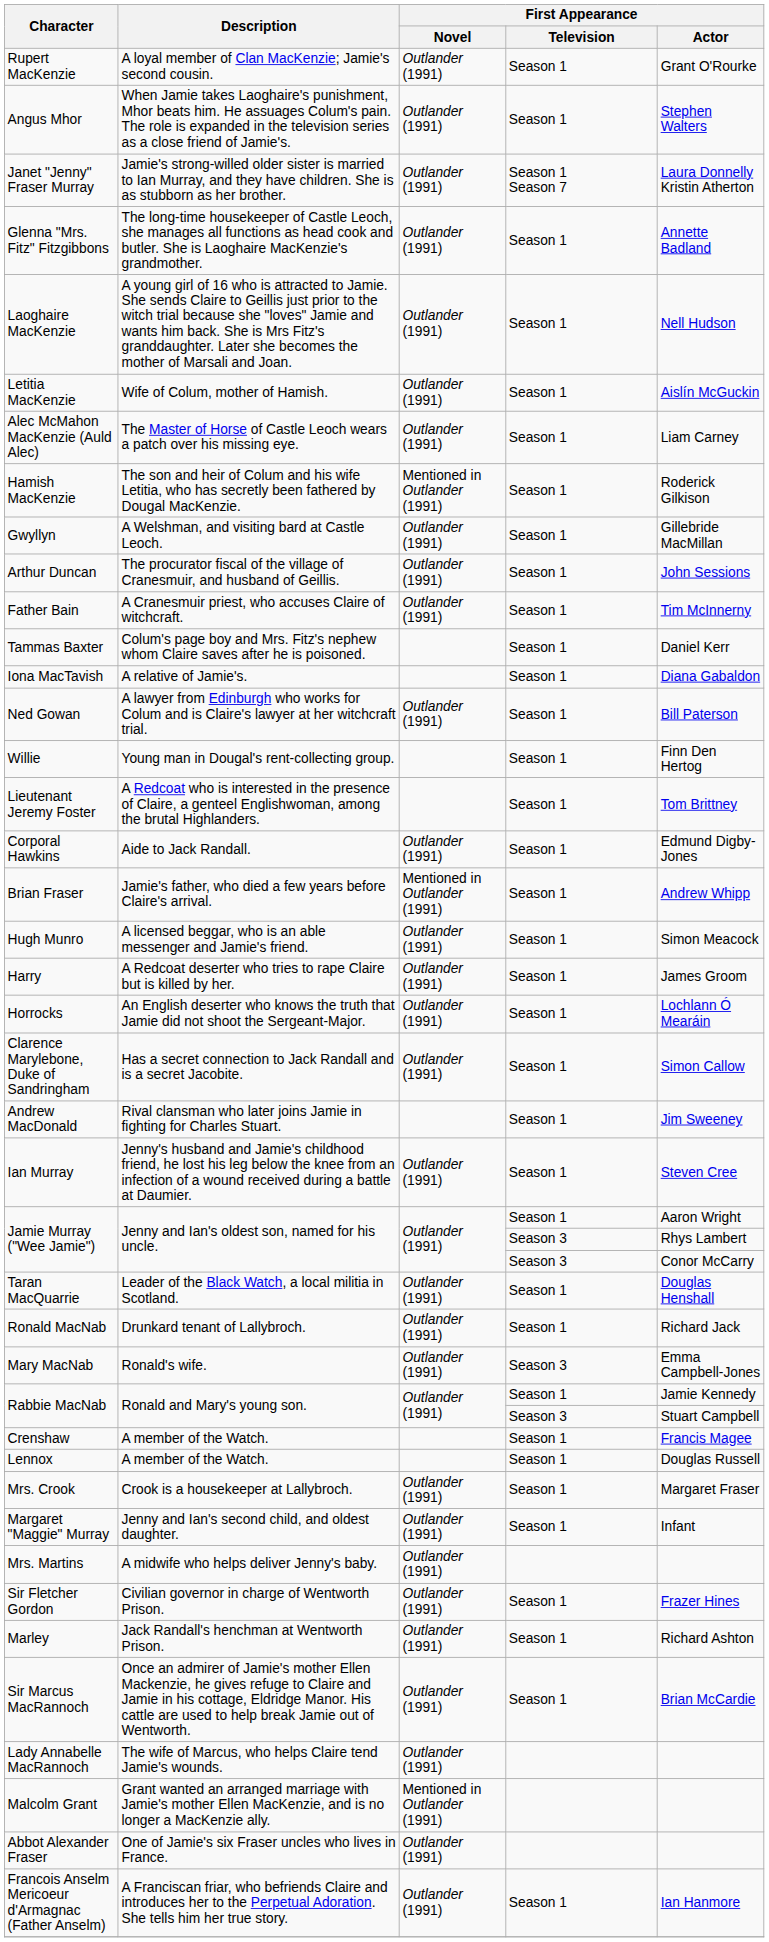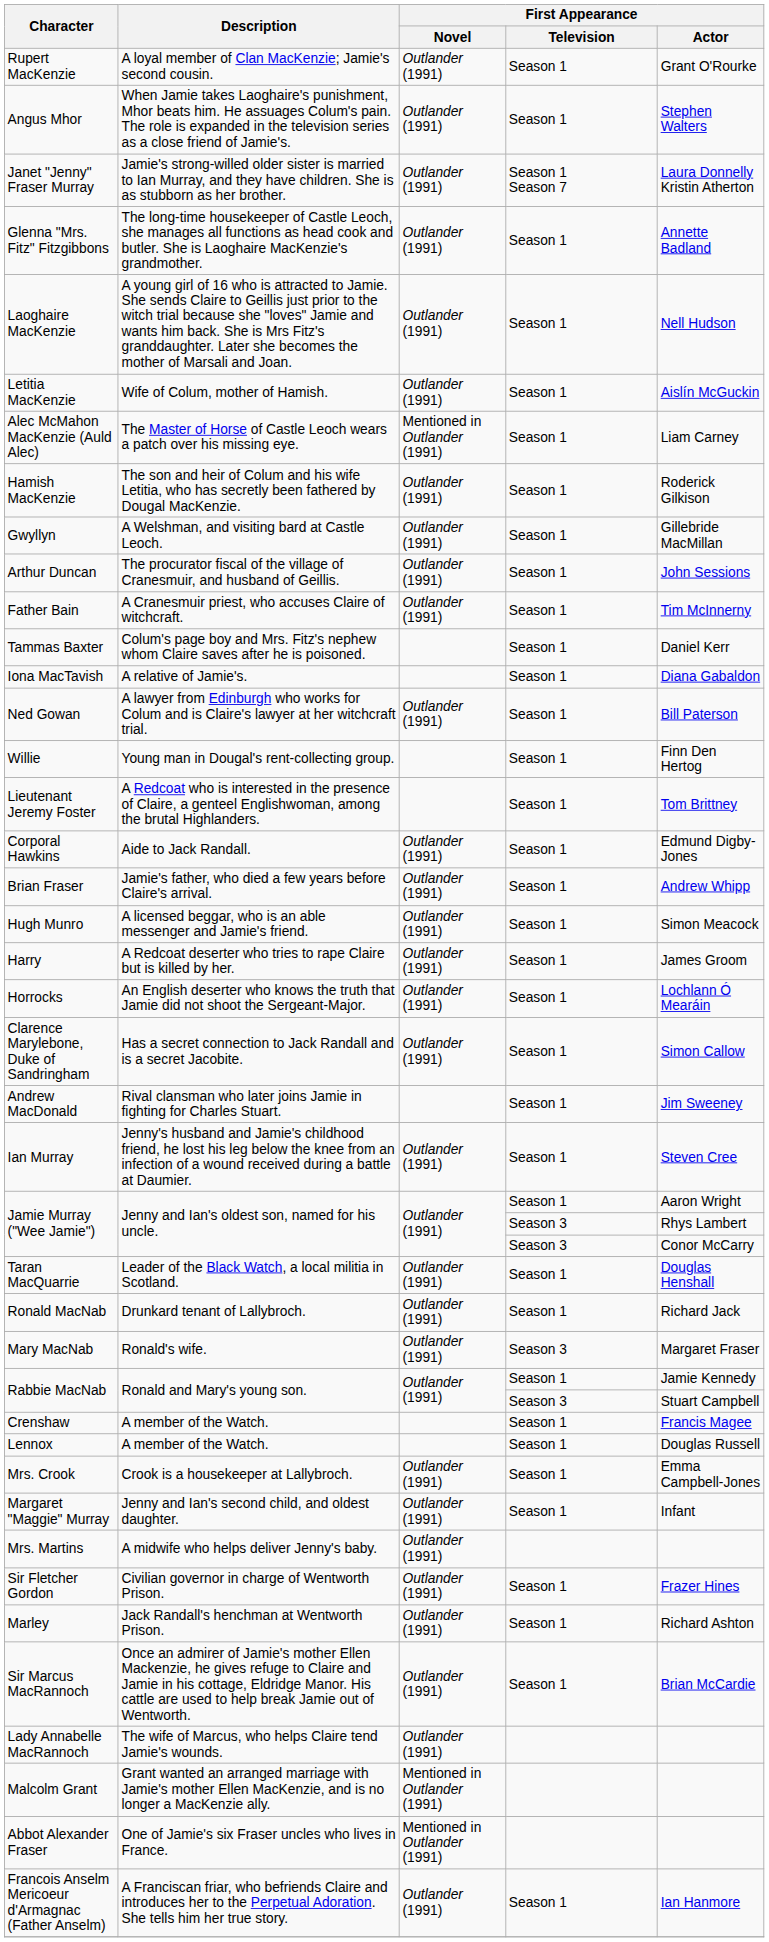(433, 437) Outlander (1991) -> (442, 437) Mentioned in Outlander (1991)
(442, 490) Mentioned in Outlander (1991) -> (433, 490) Outlander (1991)
(442, 894) Mentioned in Outlander (1991) -> (433, 886) Outlander (1991)
(710, 1365) Emma Campbell-Jones -> (710, 1349) Margaret Fraser
(710, 1489) Margaret Fraser -> (710, 1474) Emma Campbell-Jones
(433, 1850) Outlander (1991) -> (442, 1842) Mentioned in Outlander (1991)
